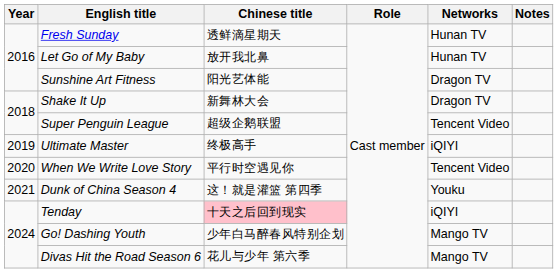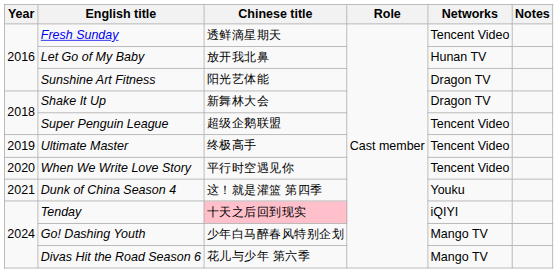(458, 35) Hunan TV -> (470, 35) Tencent Video
(444, 146) iQIYI -> (470, 146) Tencent Video
